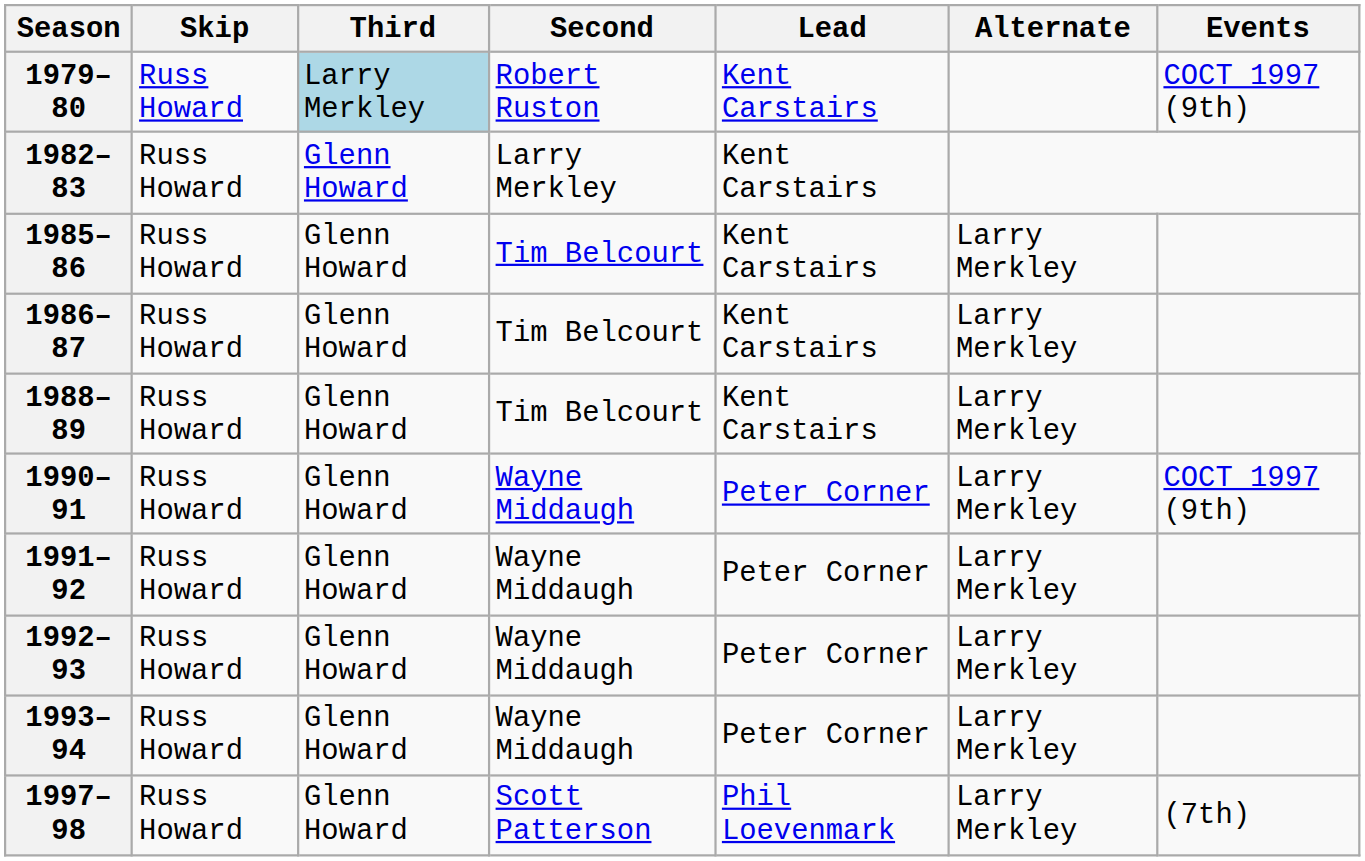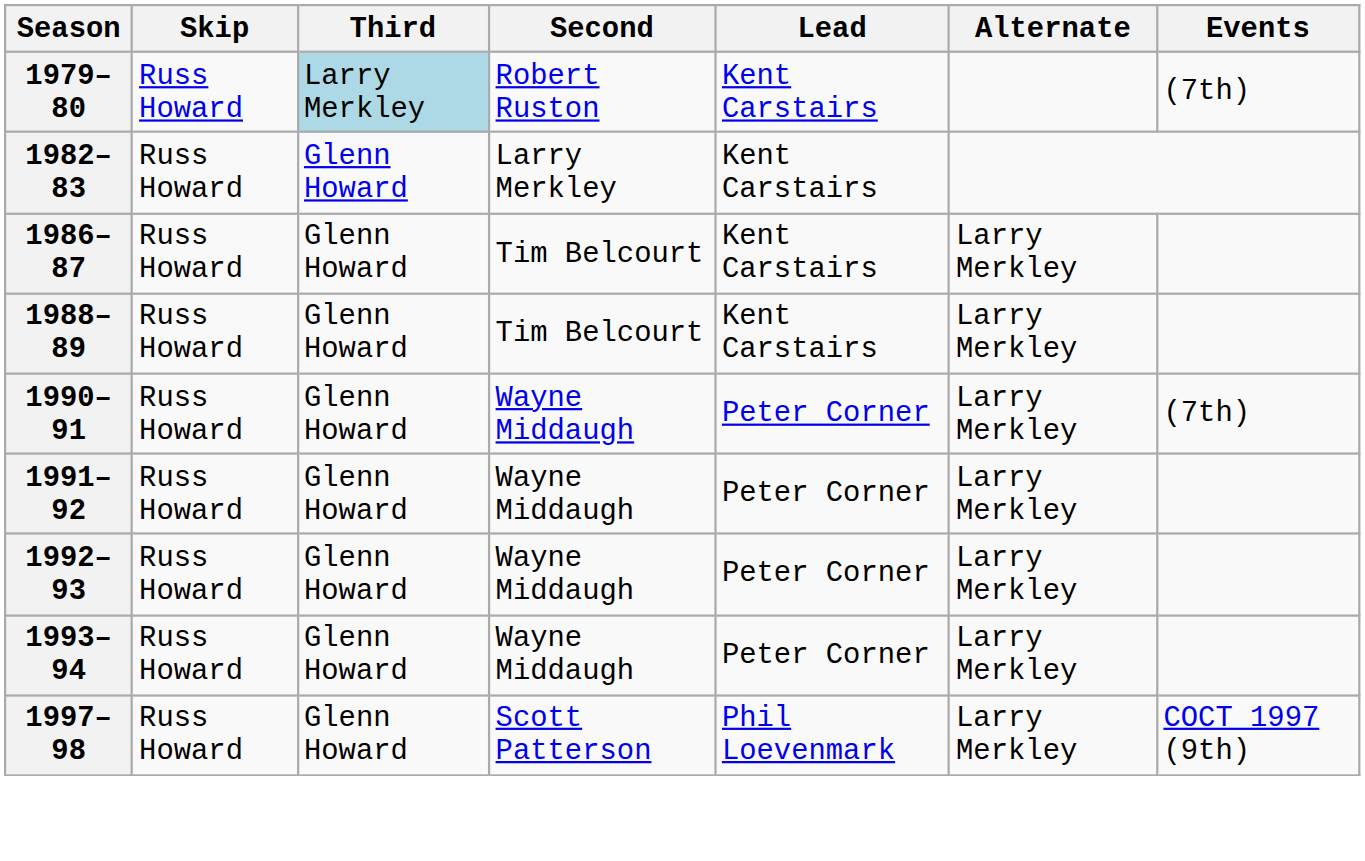(1241, 92) COCT 1997 (9th) -> (1207, 92) (7th)
- row: (69, 253)
(1241, 494) COCT 1997 (9th) -> (1207, 414) (7th)
(1207, 815) (7th) -> (1241, 735) COCT 1997 (9th)
